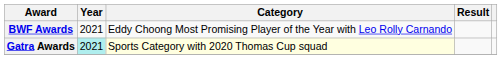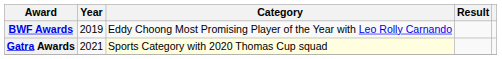(91, 29) 2021 -> (91, 29) 2019
(91, 46) paleturquoise background -> (91, 46) no background
